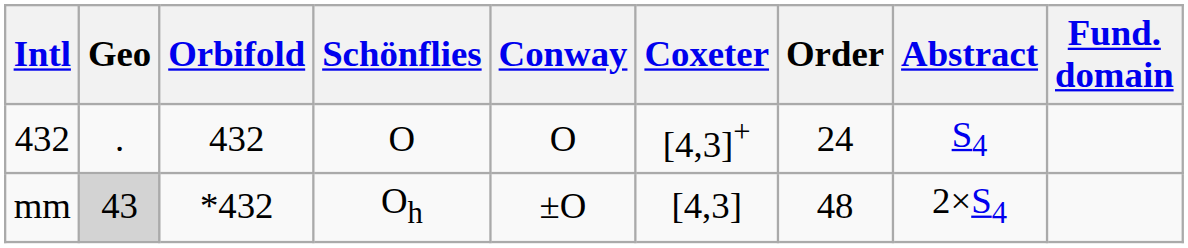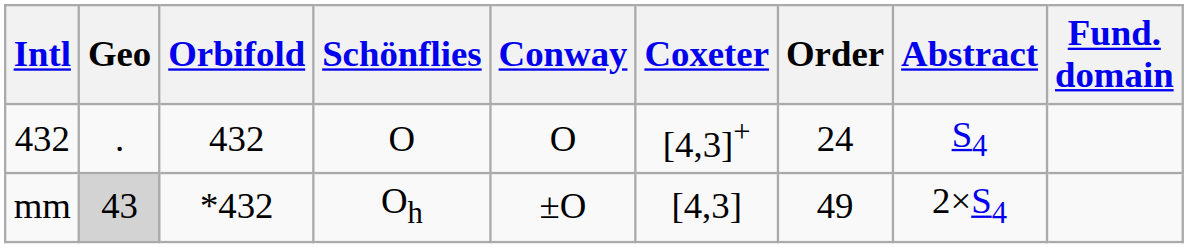(835, 206) 48 -> (835, 206) 49
